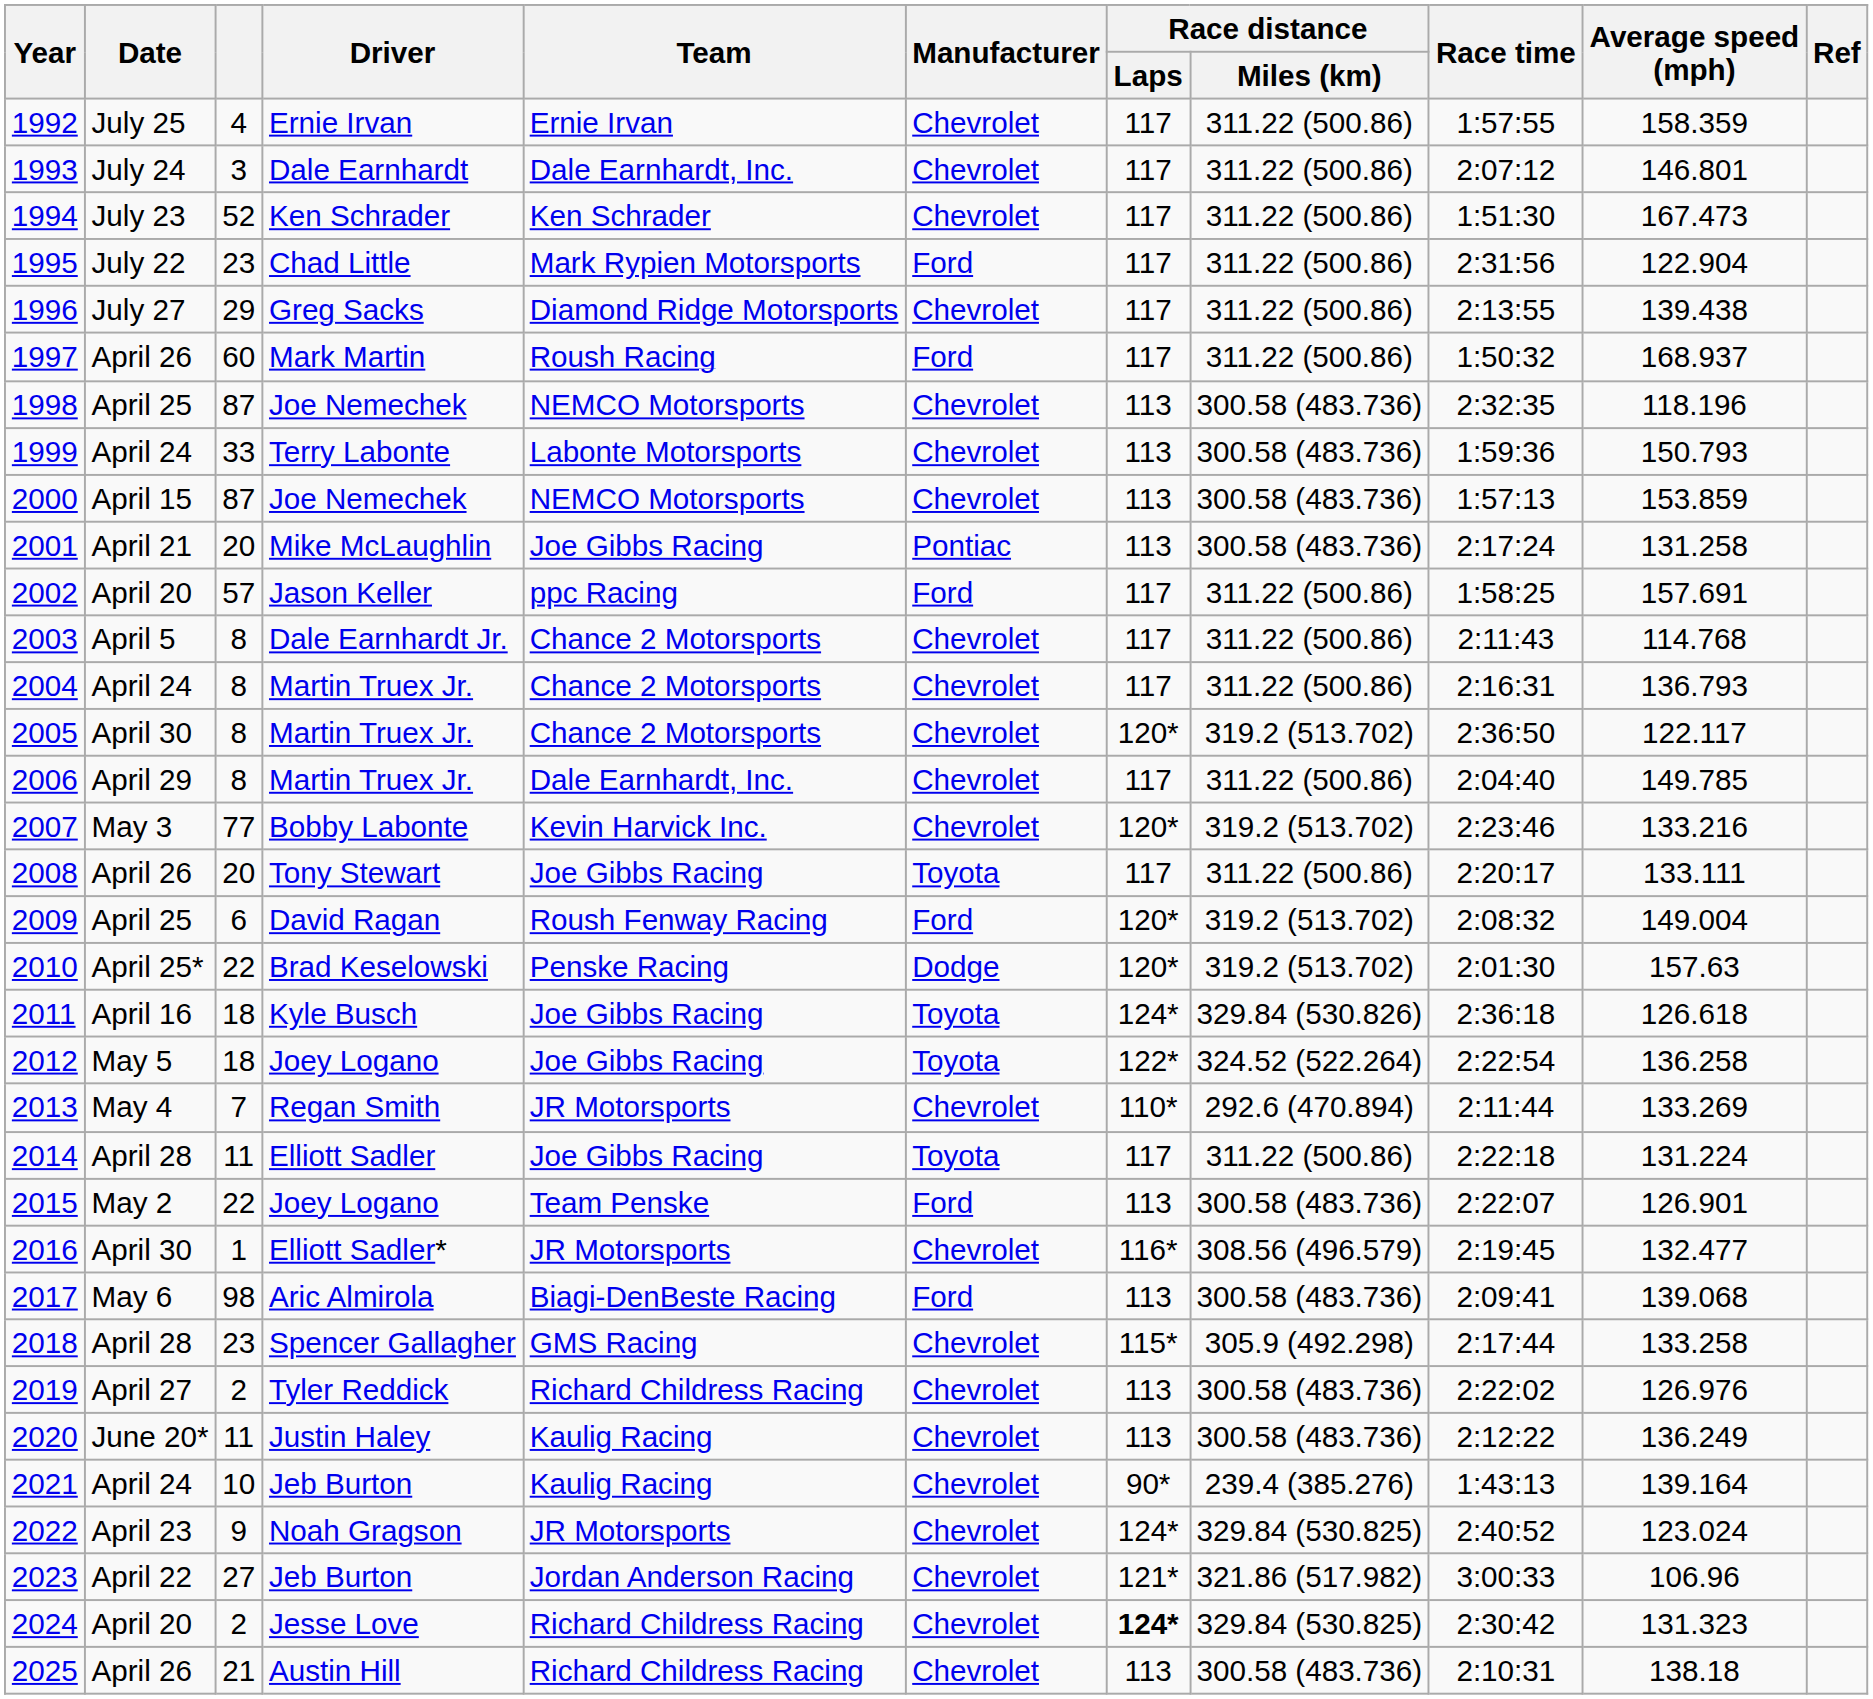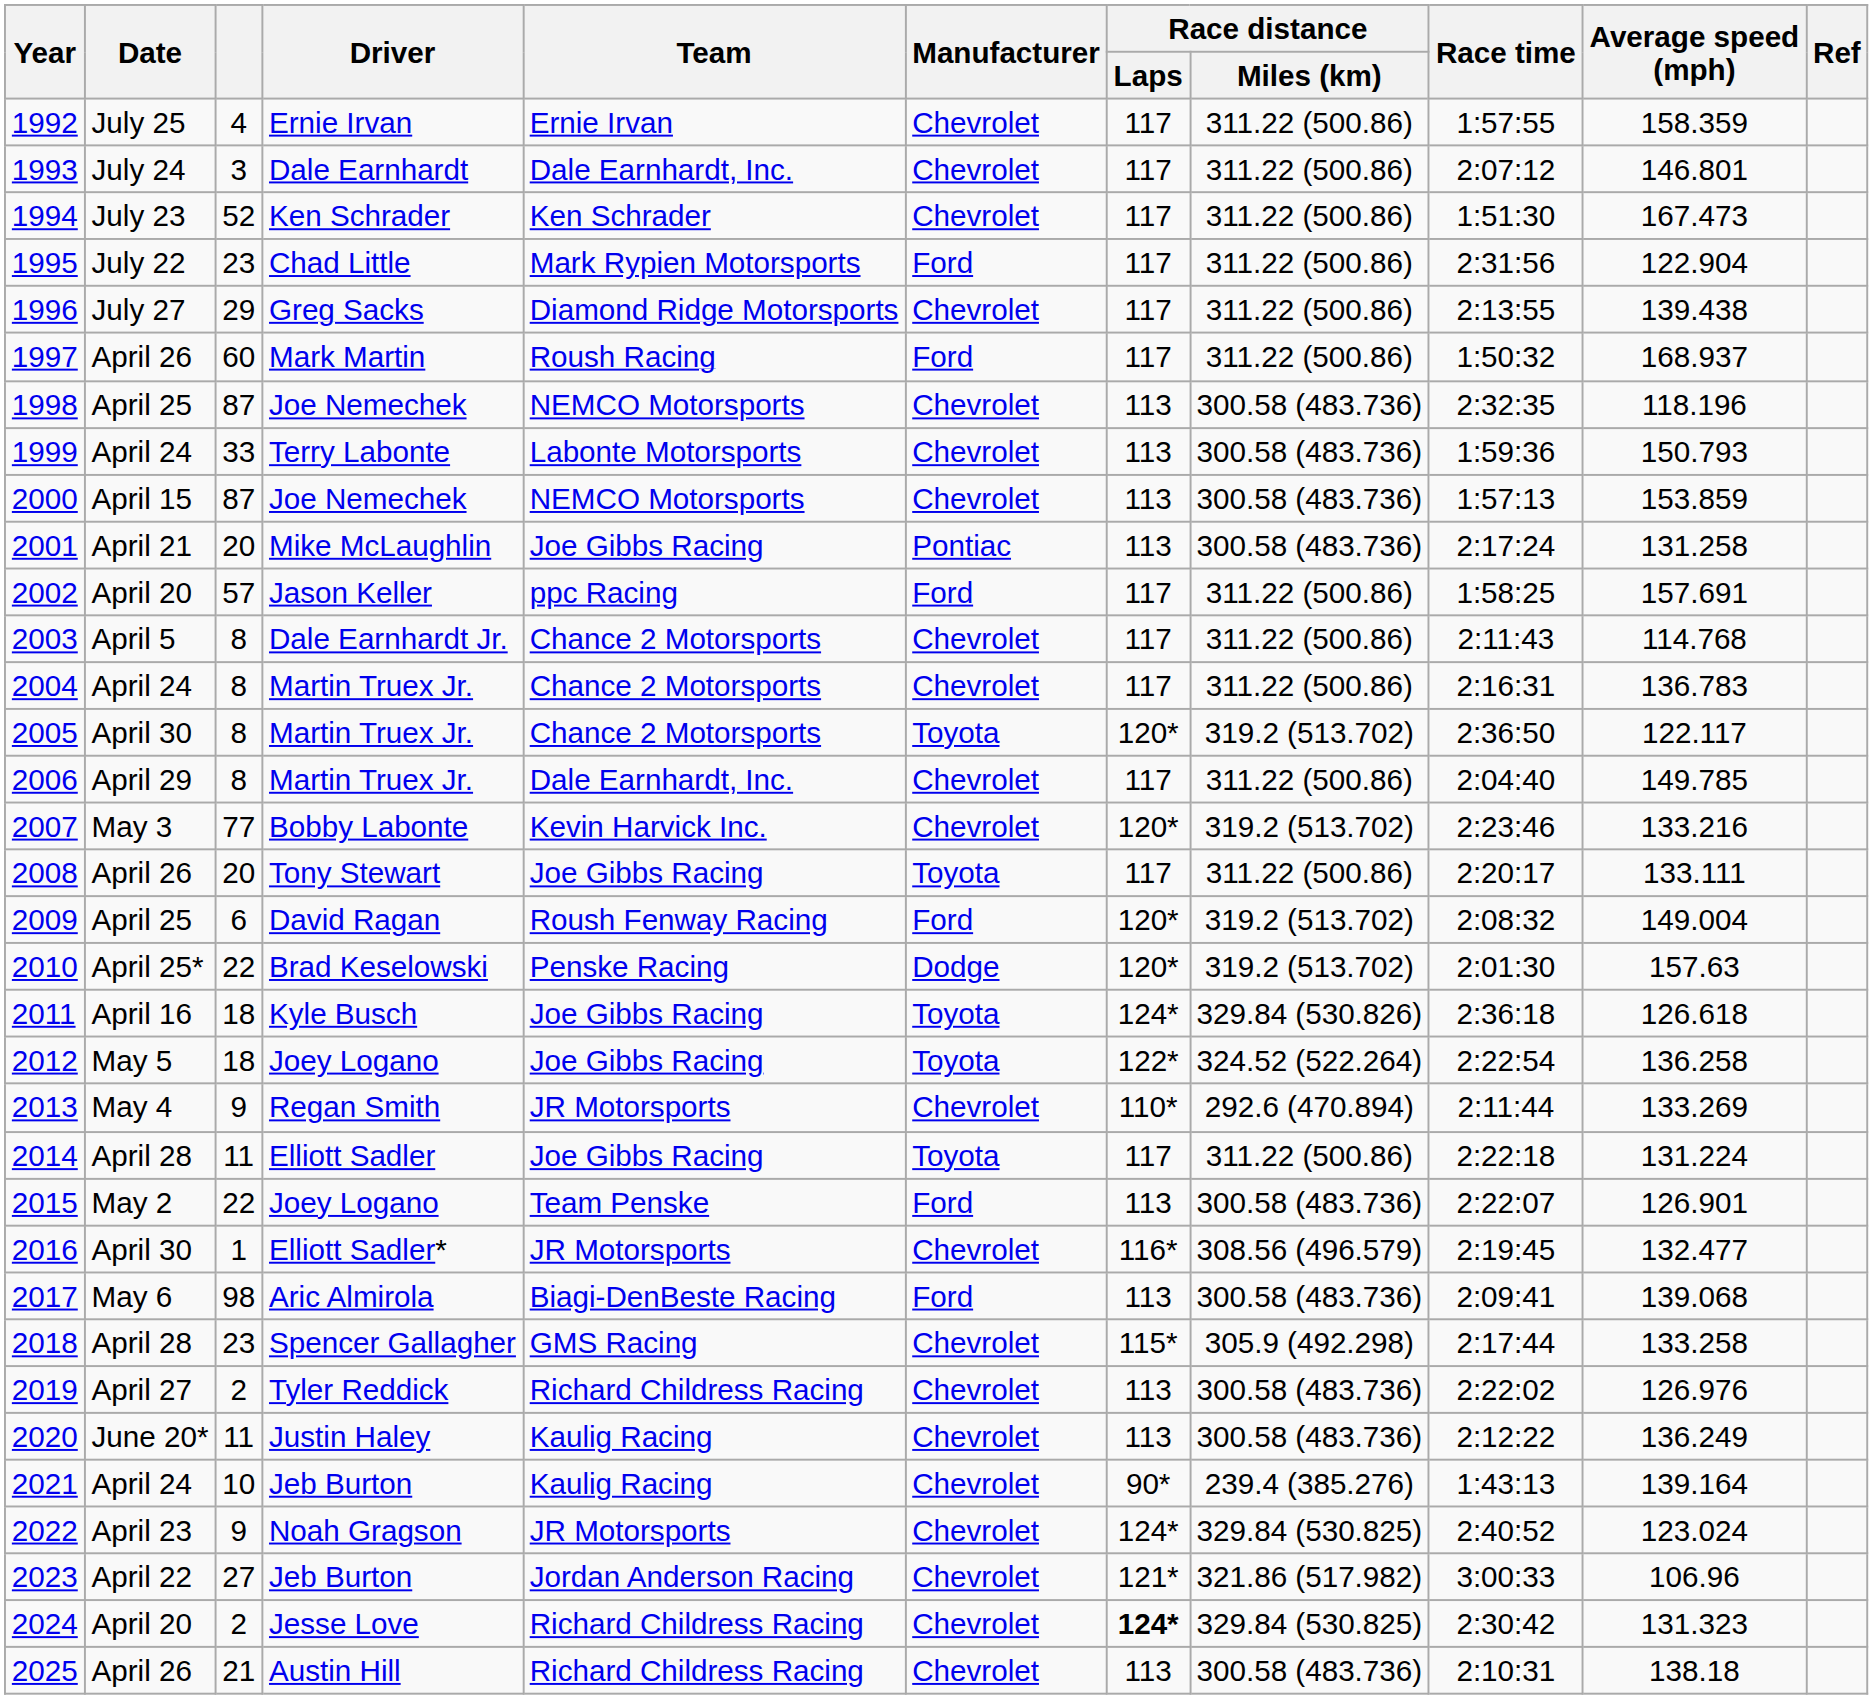(1694, 686) 136.793 -> (1694, 686) 136.783
(976, 732) Chevrolet -> (956, 732) Toyota
(239, 1108) 7 -> (239, 1108) 9
